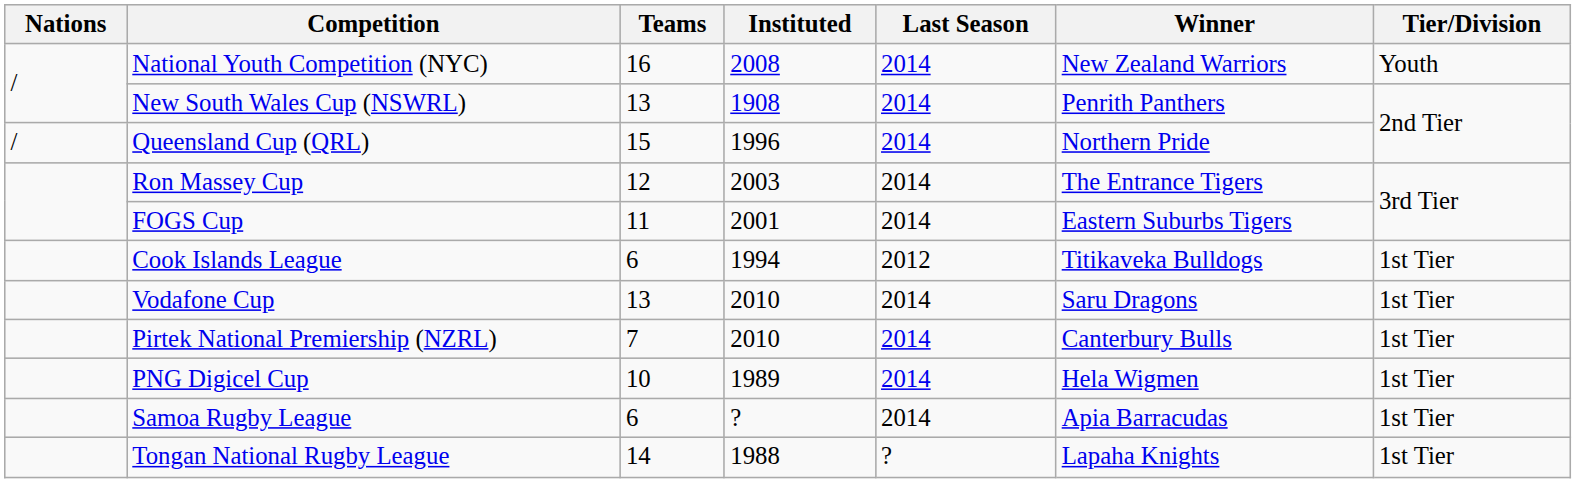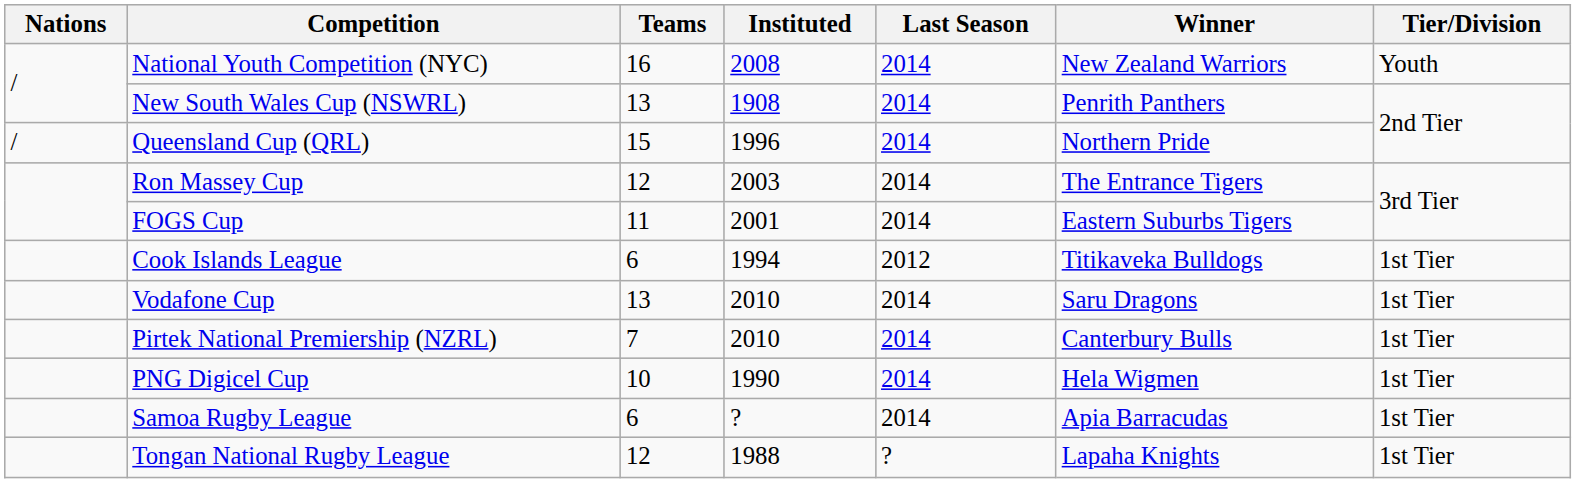(755, 378) 1989 -> (755, 378) 1990
(638, 456) 14 -> (638, 456) 12
